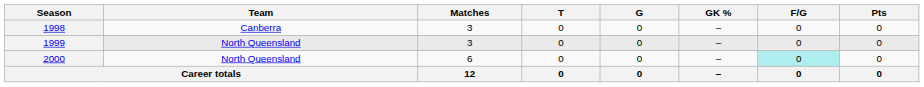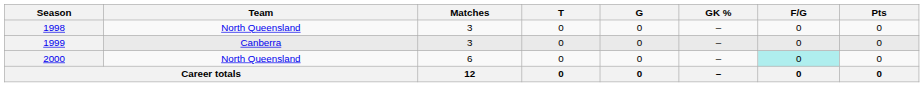(261, 28) Canberra -> (261, 28) North Queensland
(261, 43) North Queensland -> (261, 43) Canberra
